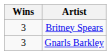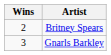(23, 27) 3 -> (23, 27) 2
